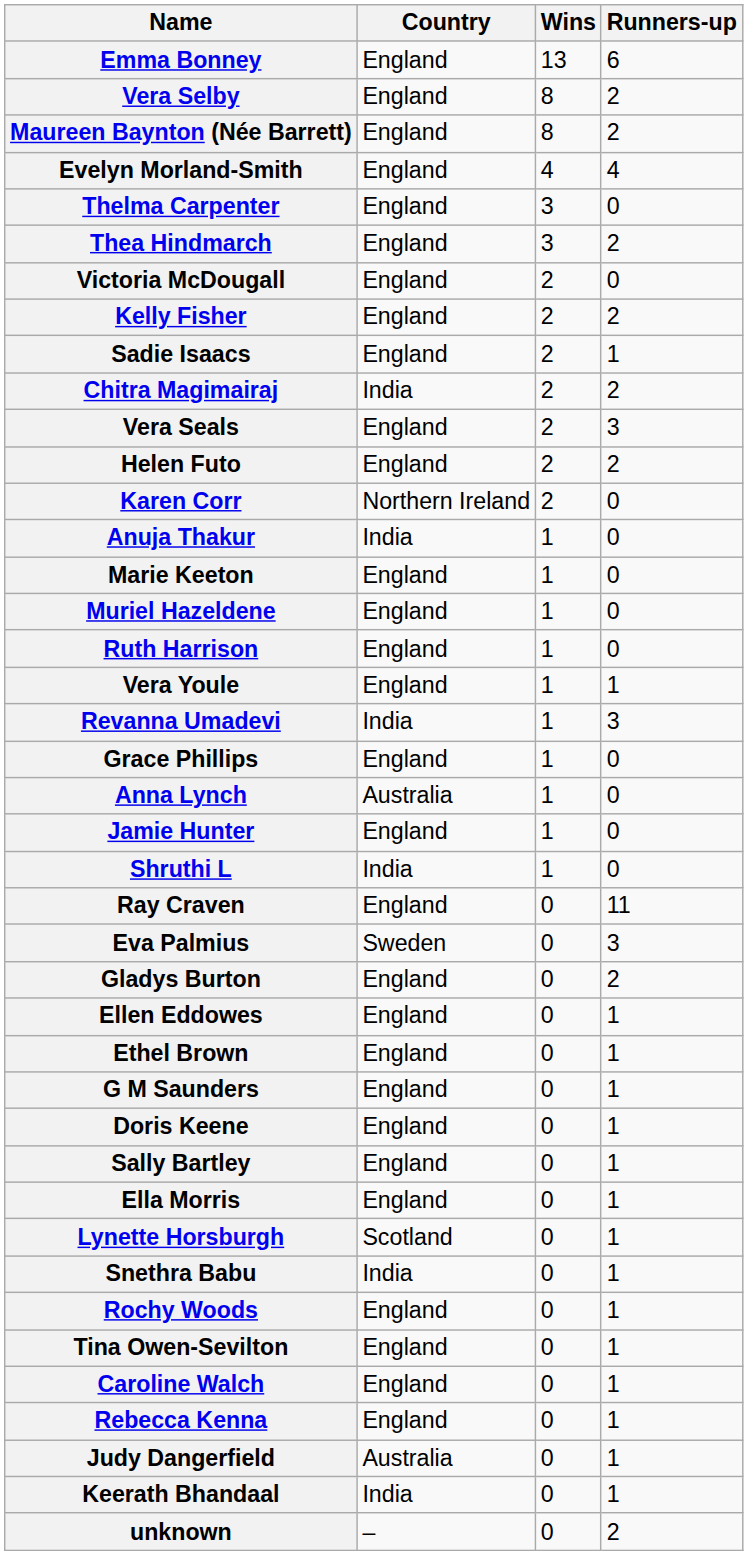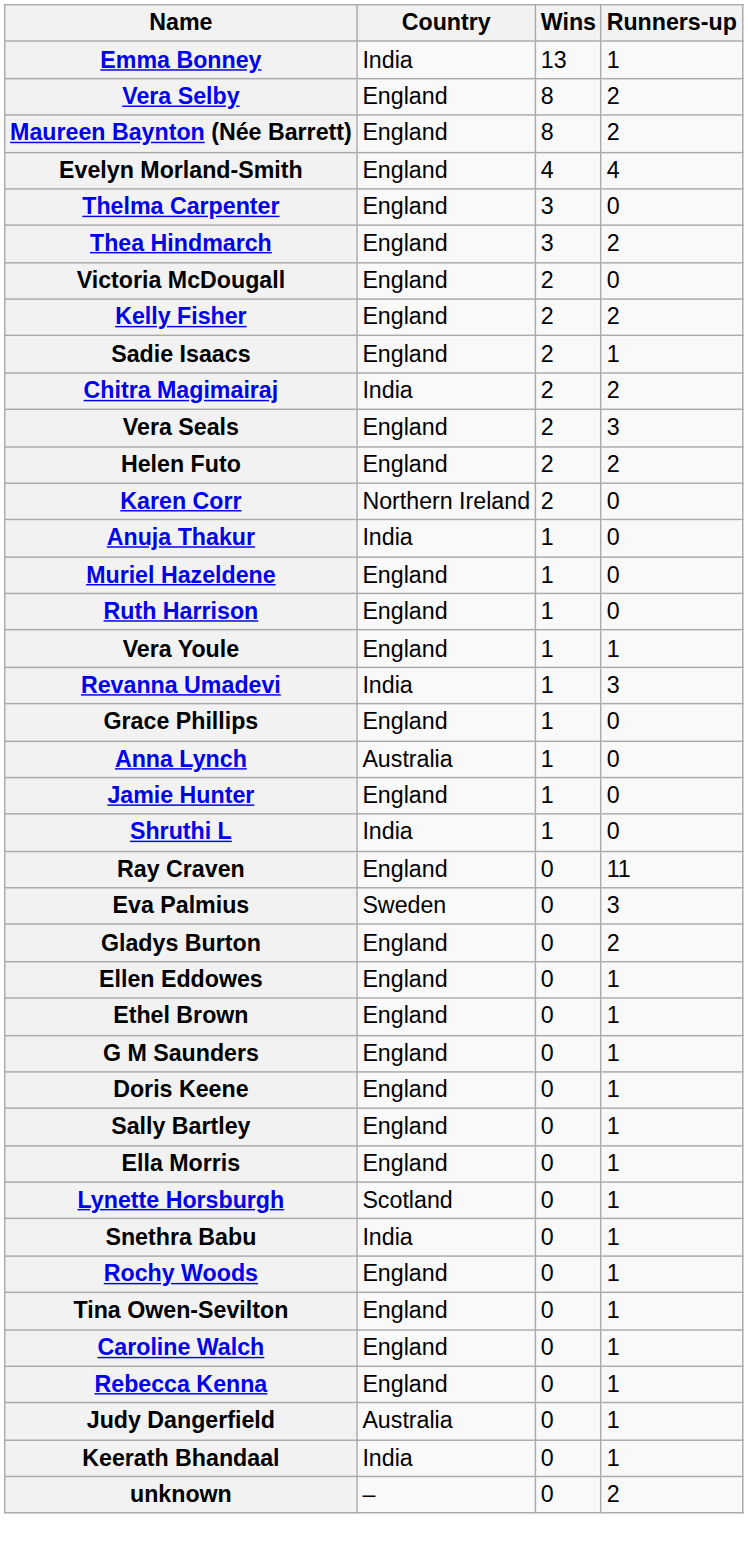(405, 59) England -> (388, 59) India
(613, 59) 6 -> (613, 59) 1
- row: (181, 574)
